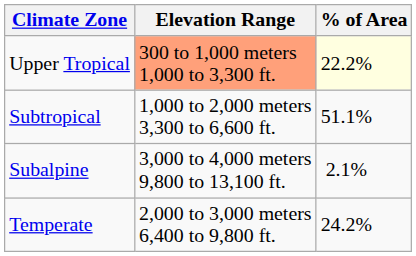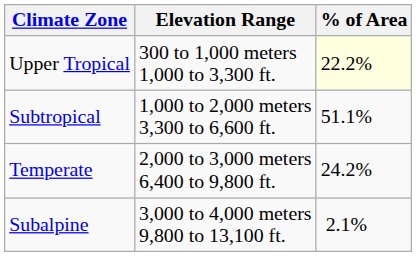(218, 62) lightsalmon background -> (218, 62) no background
rows swapped: (51, 224) <-> (49, 170)
